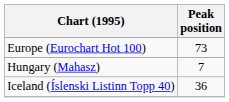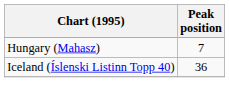- row: (77, 47)
